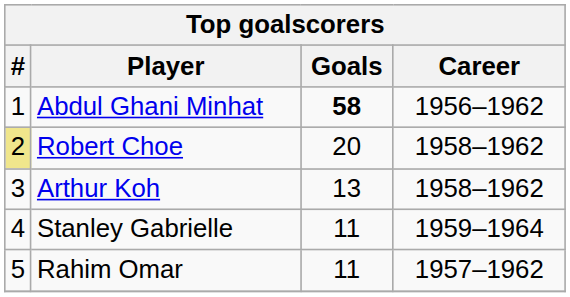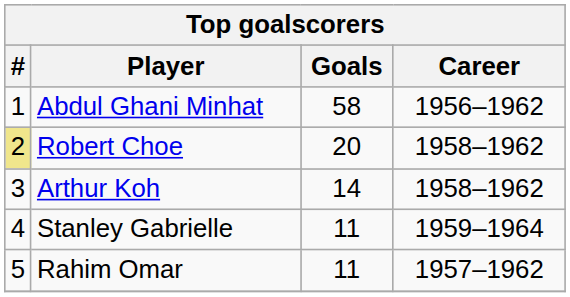(347, 106) bold -> (347, 106) normal
(347, 188) 13 -> (347, 188) 14
